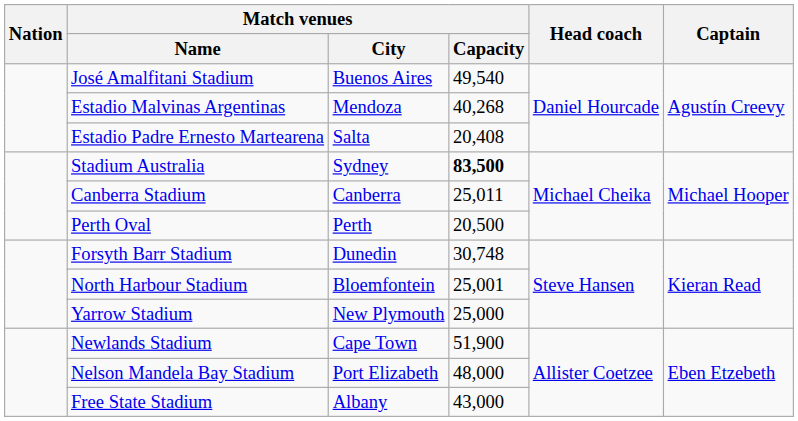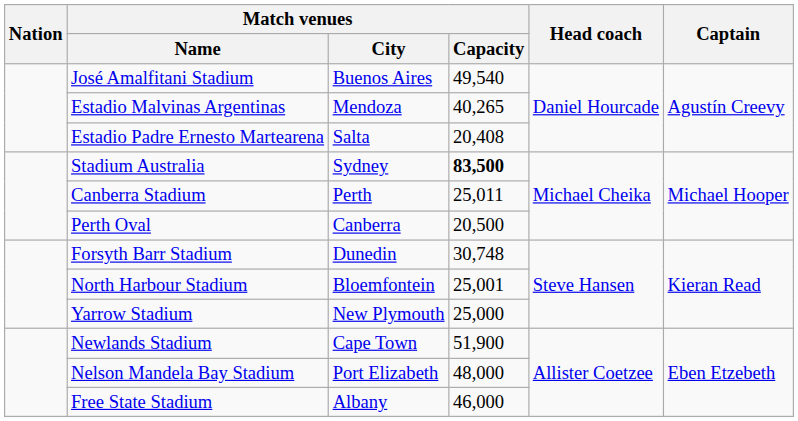(479, 107) 40,268 -> (479, 107) 40,265
(367, 195) Canberra -> (352, 195) Perth
(352, 225) Perth -> (367, 225) Canberra
(479, 401) 43,000 -> (479, 401) 46,000
